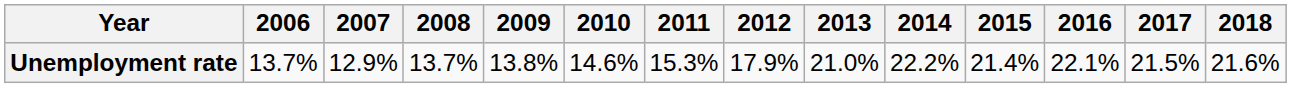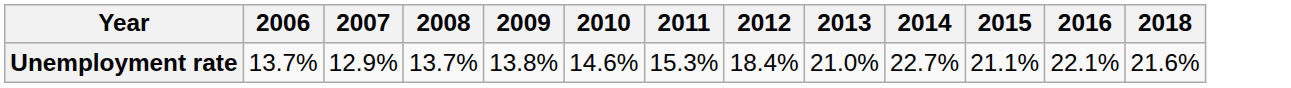- column: (1165, 23)
(764, 62) 17.9% -> (764, 62) 18.4%
(925, 62) 22.2% -> (925, 62) 22.7%
(1005, 62) 21.4% -> (1005, 62) 21.1%
